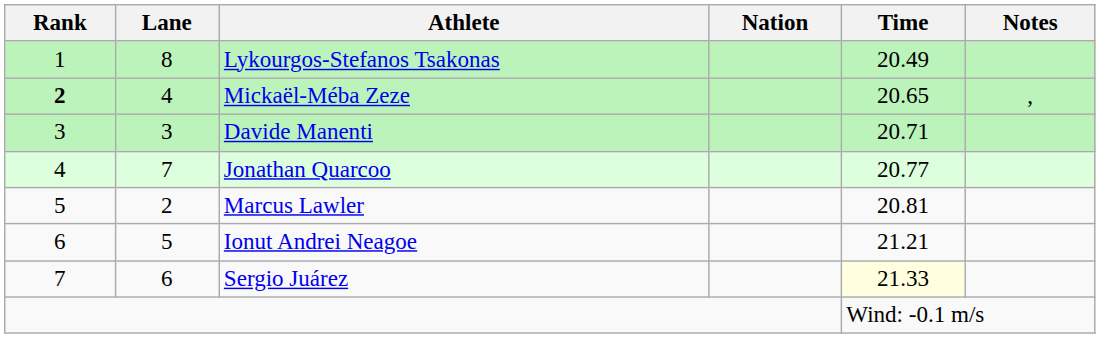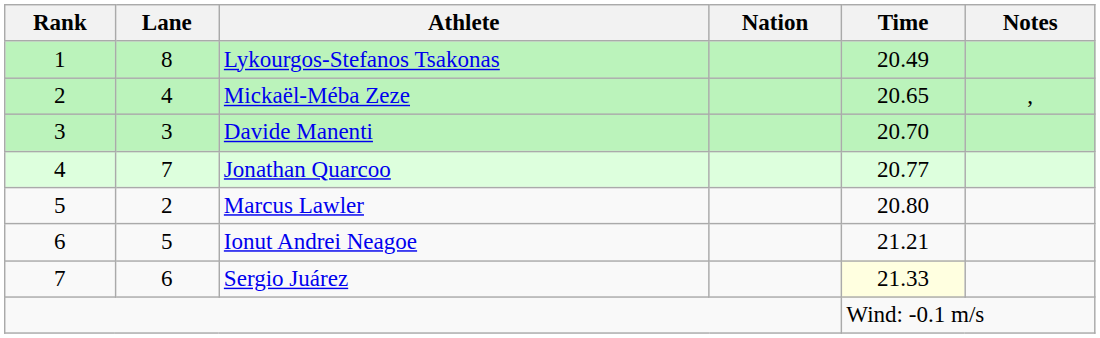(60, 95) bold -> (60, 95) normal
(903, 132) 20.71 -> (903, 132) 20.70
(903, 205) 20.81 -> (903, 205) 20.80
